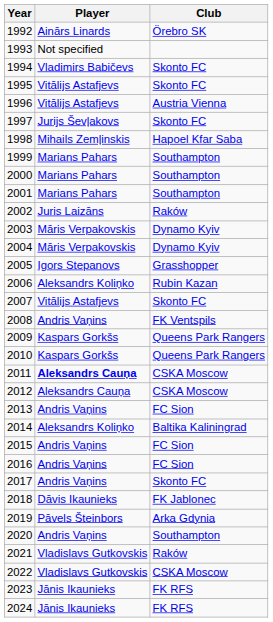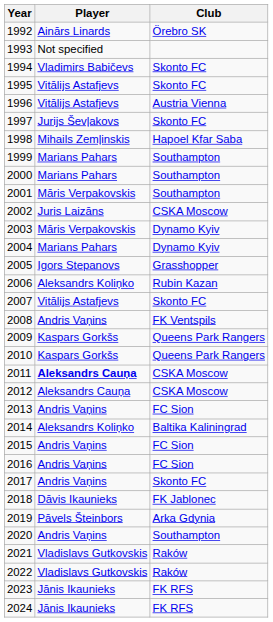(77, 193) Marians Pahars -> (86, 193) Māris Verpakovskis
(170, 211) Raków -> (190, 211) CSKA Moscow
(86, 247) Māris Verpakovskis -> (77, 247) Marians Pahars
(190, 572) CSKA Moscow -> (170, 572) Raków
